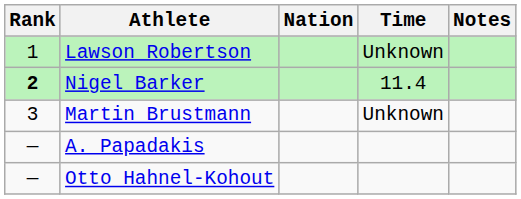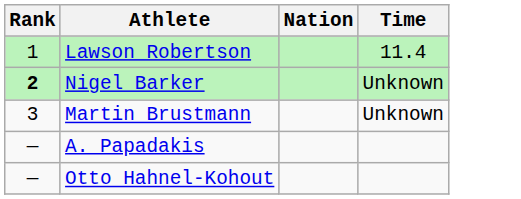- column: (482, 21)
(403, 52) Unknown -> (403, 52) 11.4
(403, 84) 11.4 -> (403, 84) Unknown
